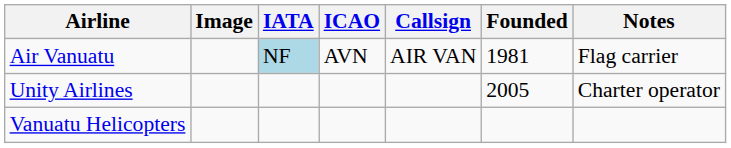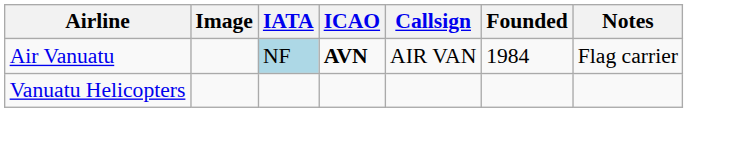(346, 55) normal -> (346, 55) bold
(508, 55) 1981 -> (508, 55) 1984
- row: (71, 90)
